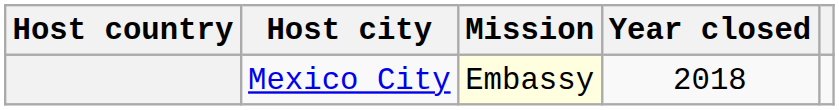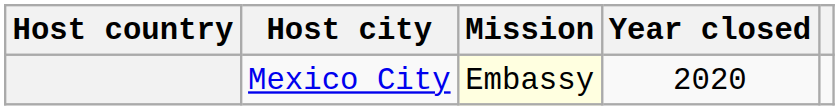(710, 80) 2018 -> (710, 80) 2020
